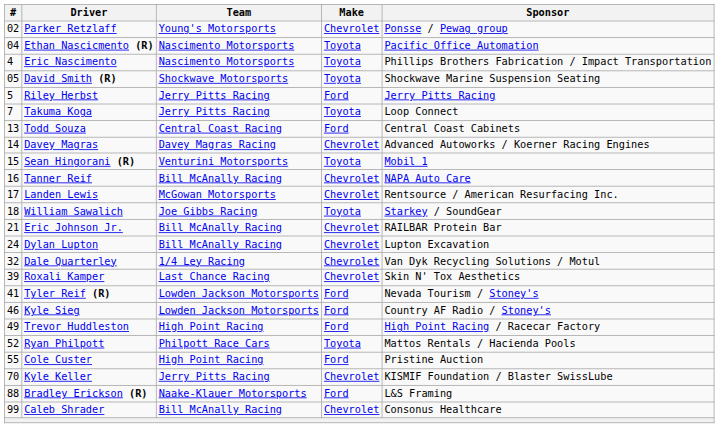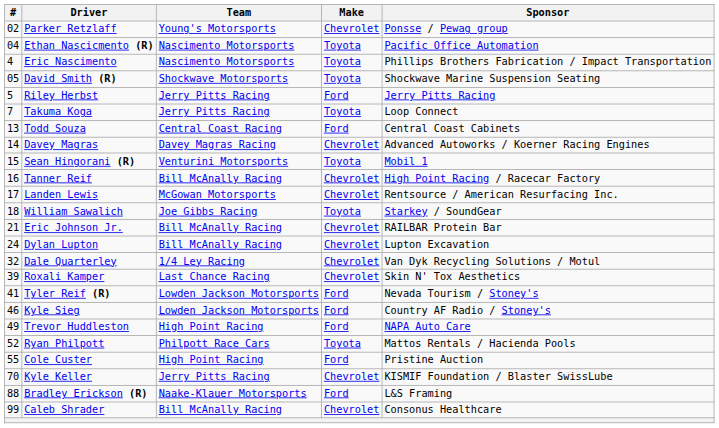(428, 179) NAPA Auto Care -> (492, 179) High Point Racing / Racecar Factory
(492, 327) High Point Racing / Racecar Factory -> (428, 327) NAPA Auto Care
